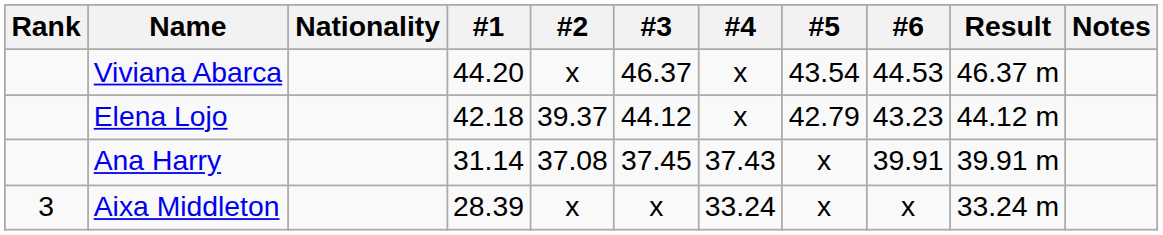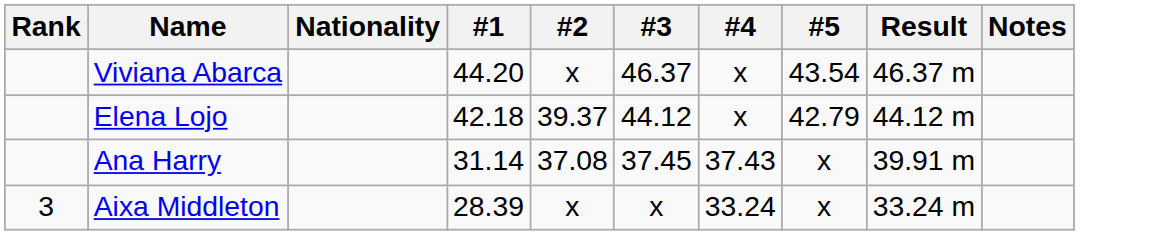- column: (908, 26)
